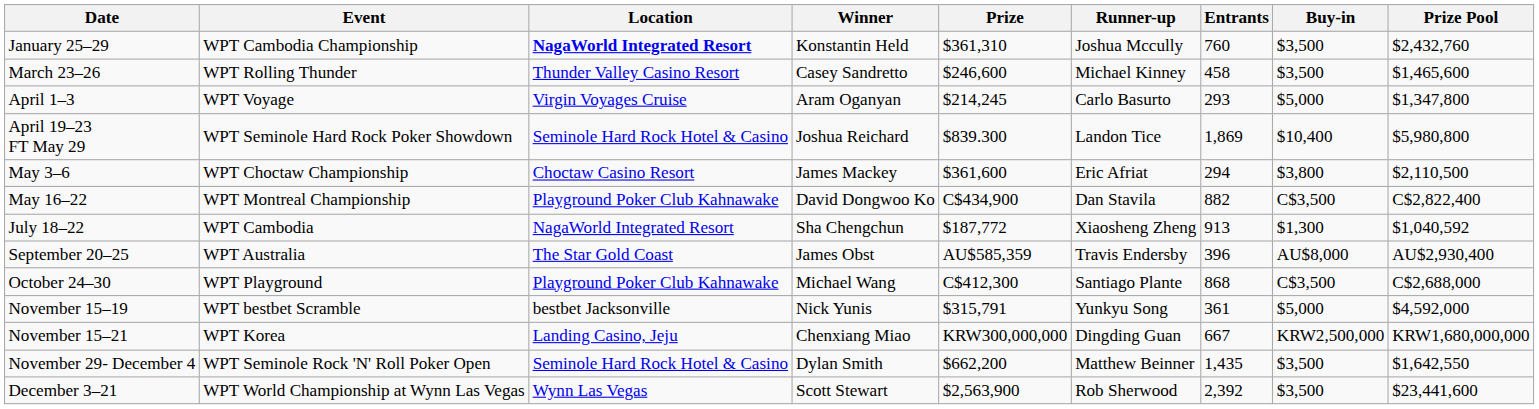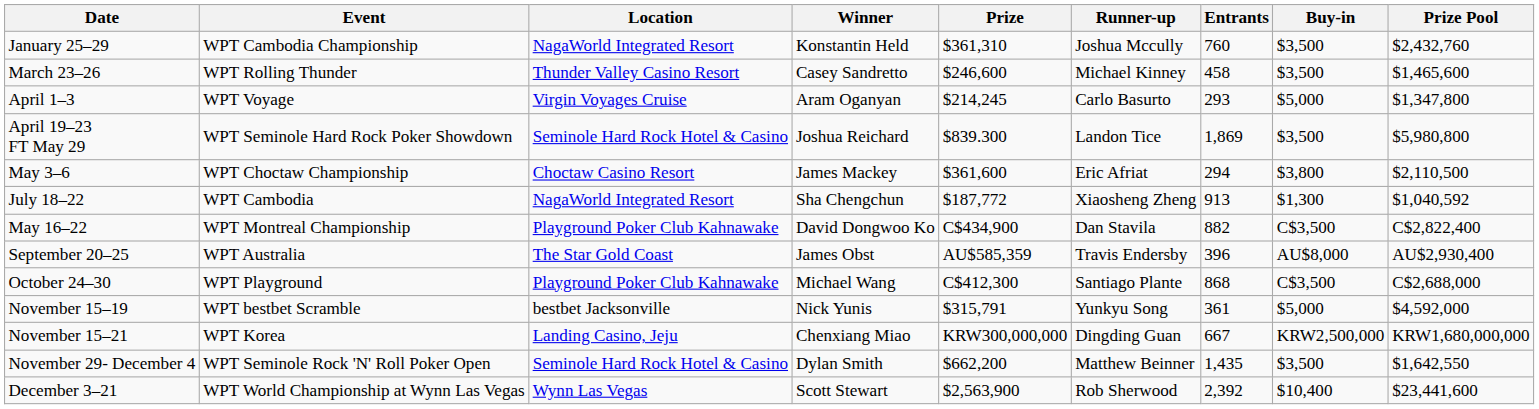(642, 45) bold -> (633, 45) normal
(1305, 136) $10,400 -> (1300, 136) $3,500
rows swapped: (48, 200) <-> (46, 227)
(1300, 390) $3,500 -> (1305, 390) $10,400
